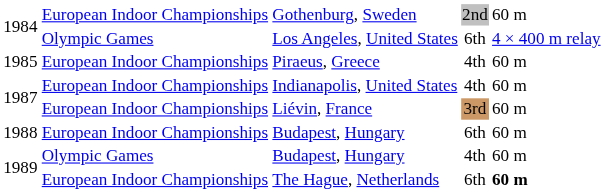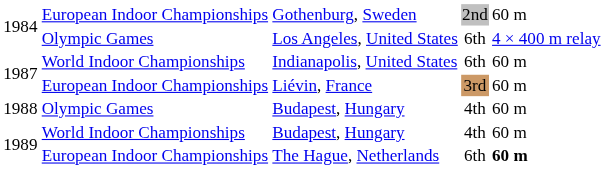- row: (20, 61)
(155, 85) European Indoor Championships -> (143, 61) World Indoor Championships
(475, 85) 4th -> (475, 61) 6th
(155, 132) European Indoor Championships -> (98, 108) Olympic Games
(475, 132) 6th -> (475, 108) 4th
(98, 156) Olympic Games -> (143, 132) World Indoor Championships
